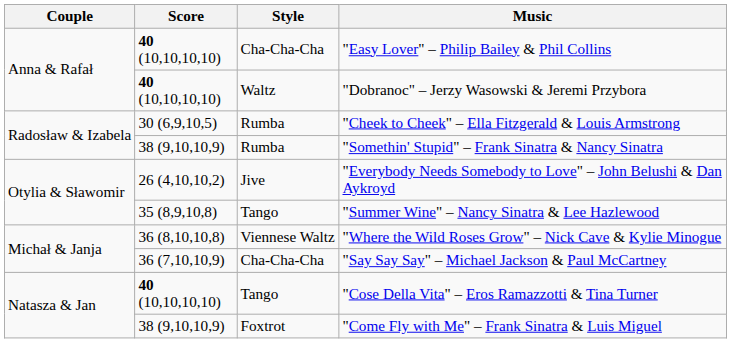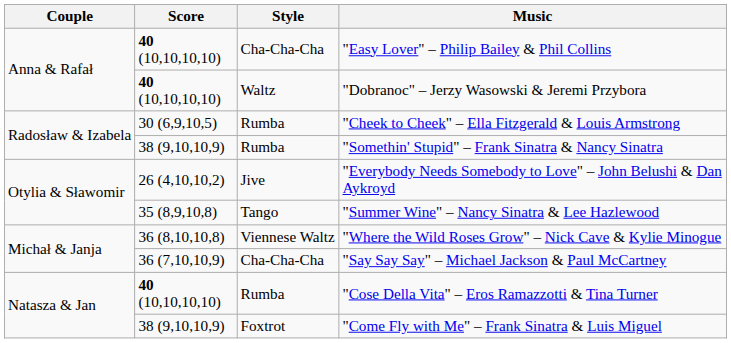(259, 293) Tango -> (262, 293) Rumba
